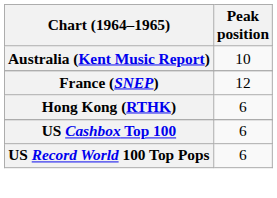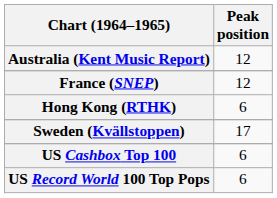(243, 58) 10 -> (243, 58) 12
+ row: (109, 131)
